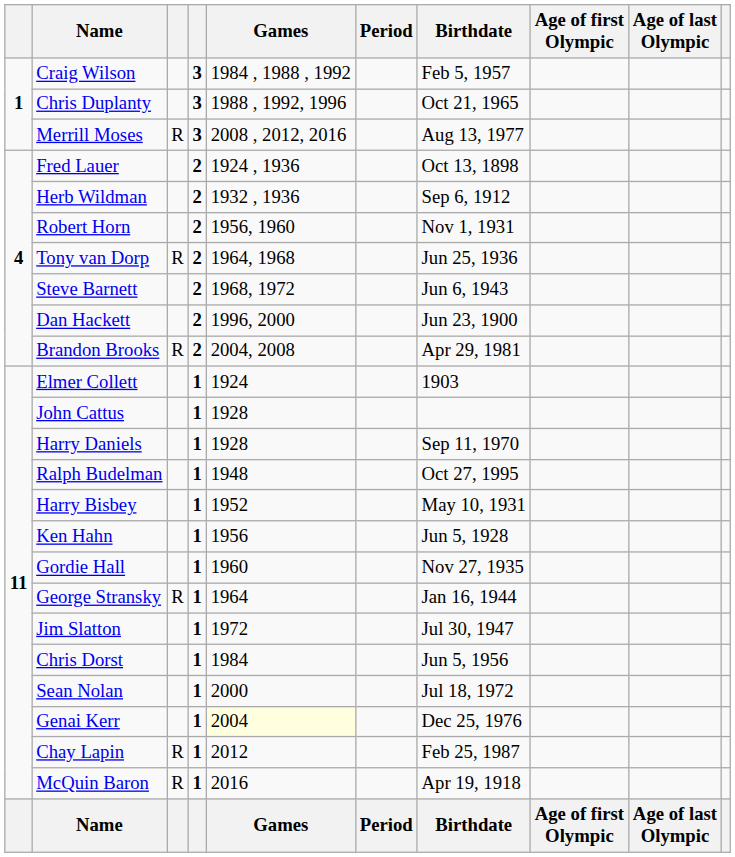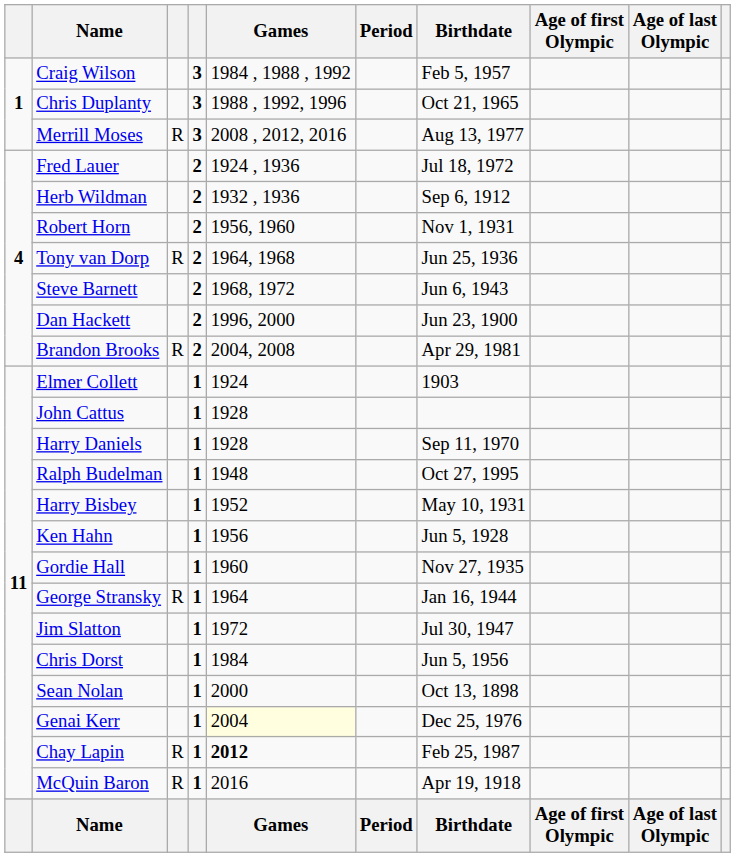(470, 165) Oct 13, 1898 -> (468, 165) Jul 18, 1972
(468, 690) Jul 18, 1972 -> (470, 690) Oct 13, 1898
(229, 752) normal -> (229, 752) bold
